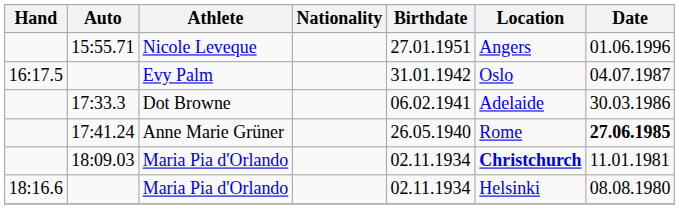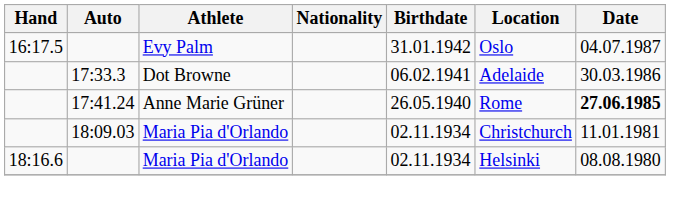- row: (103, 47)
(530, 160) bold -> (526, 132) normal
